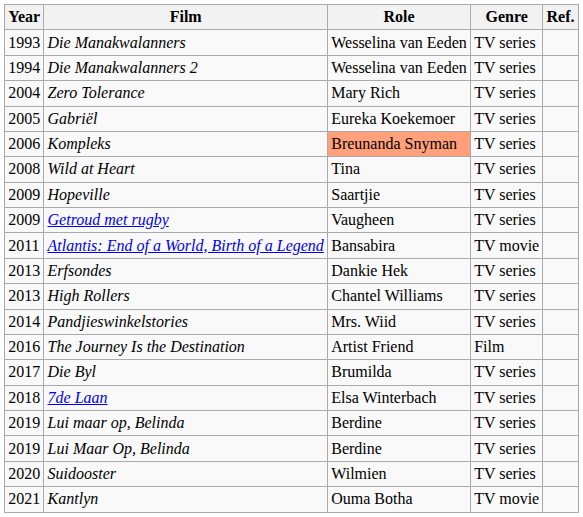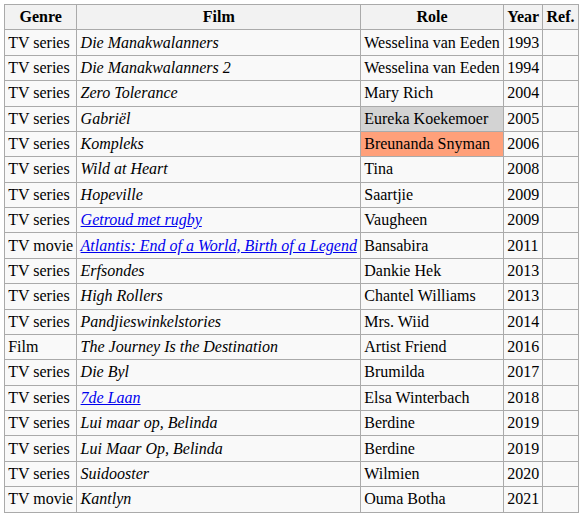columns swapped: (24, 17) <-> (507, 17)
(393, 118) no background -> (426, 118) lightgrey background
